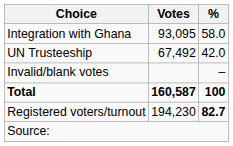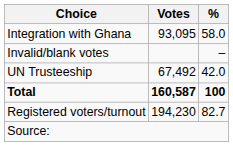rows swapped: (50, 53) <-> (58, 72)
(213, 111) bold -> (213, 111) normal
